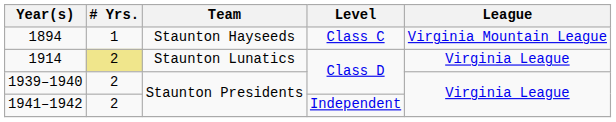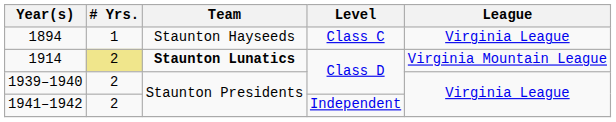(507, 38) Virginia Mountain League -> (507, 38) Virginia League
(224, 61) normal -> (224, 61) bold
(507, 61) Virginia League -> (507, 61) Virginia Mountain League
